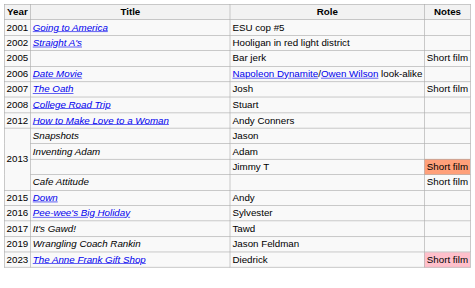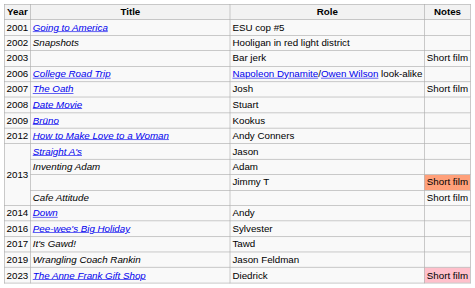(57, 43) Straight A's -> (56, 43) Snapshots
(17, 58) 2005 -> (17, 58) 2003
(57, 74) Date Movie -> (72, 74) College Road Trip
(72, 105) College Road Trip -> (57, 105) Date Movie
+ row: (249, 120)
(56, 136) Snapshots -> (57, 151) Straight A's
(17, 197) 2015 -> (17, 213) 2014
